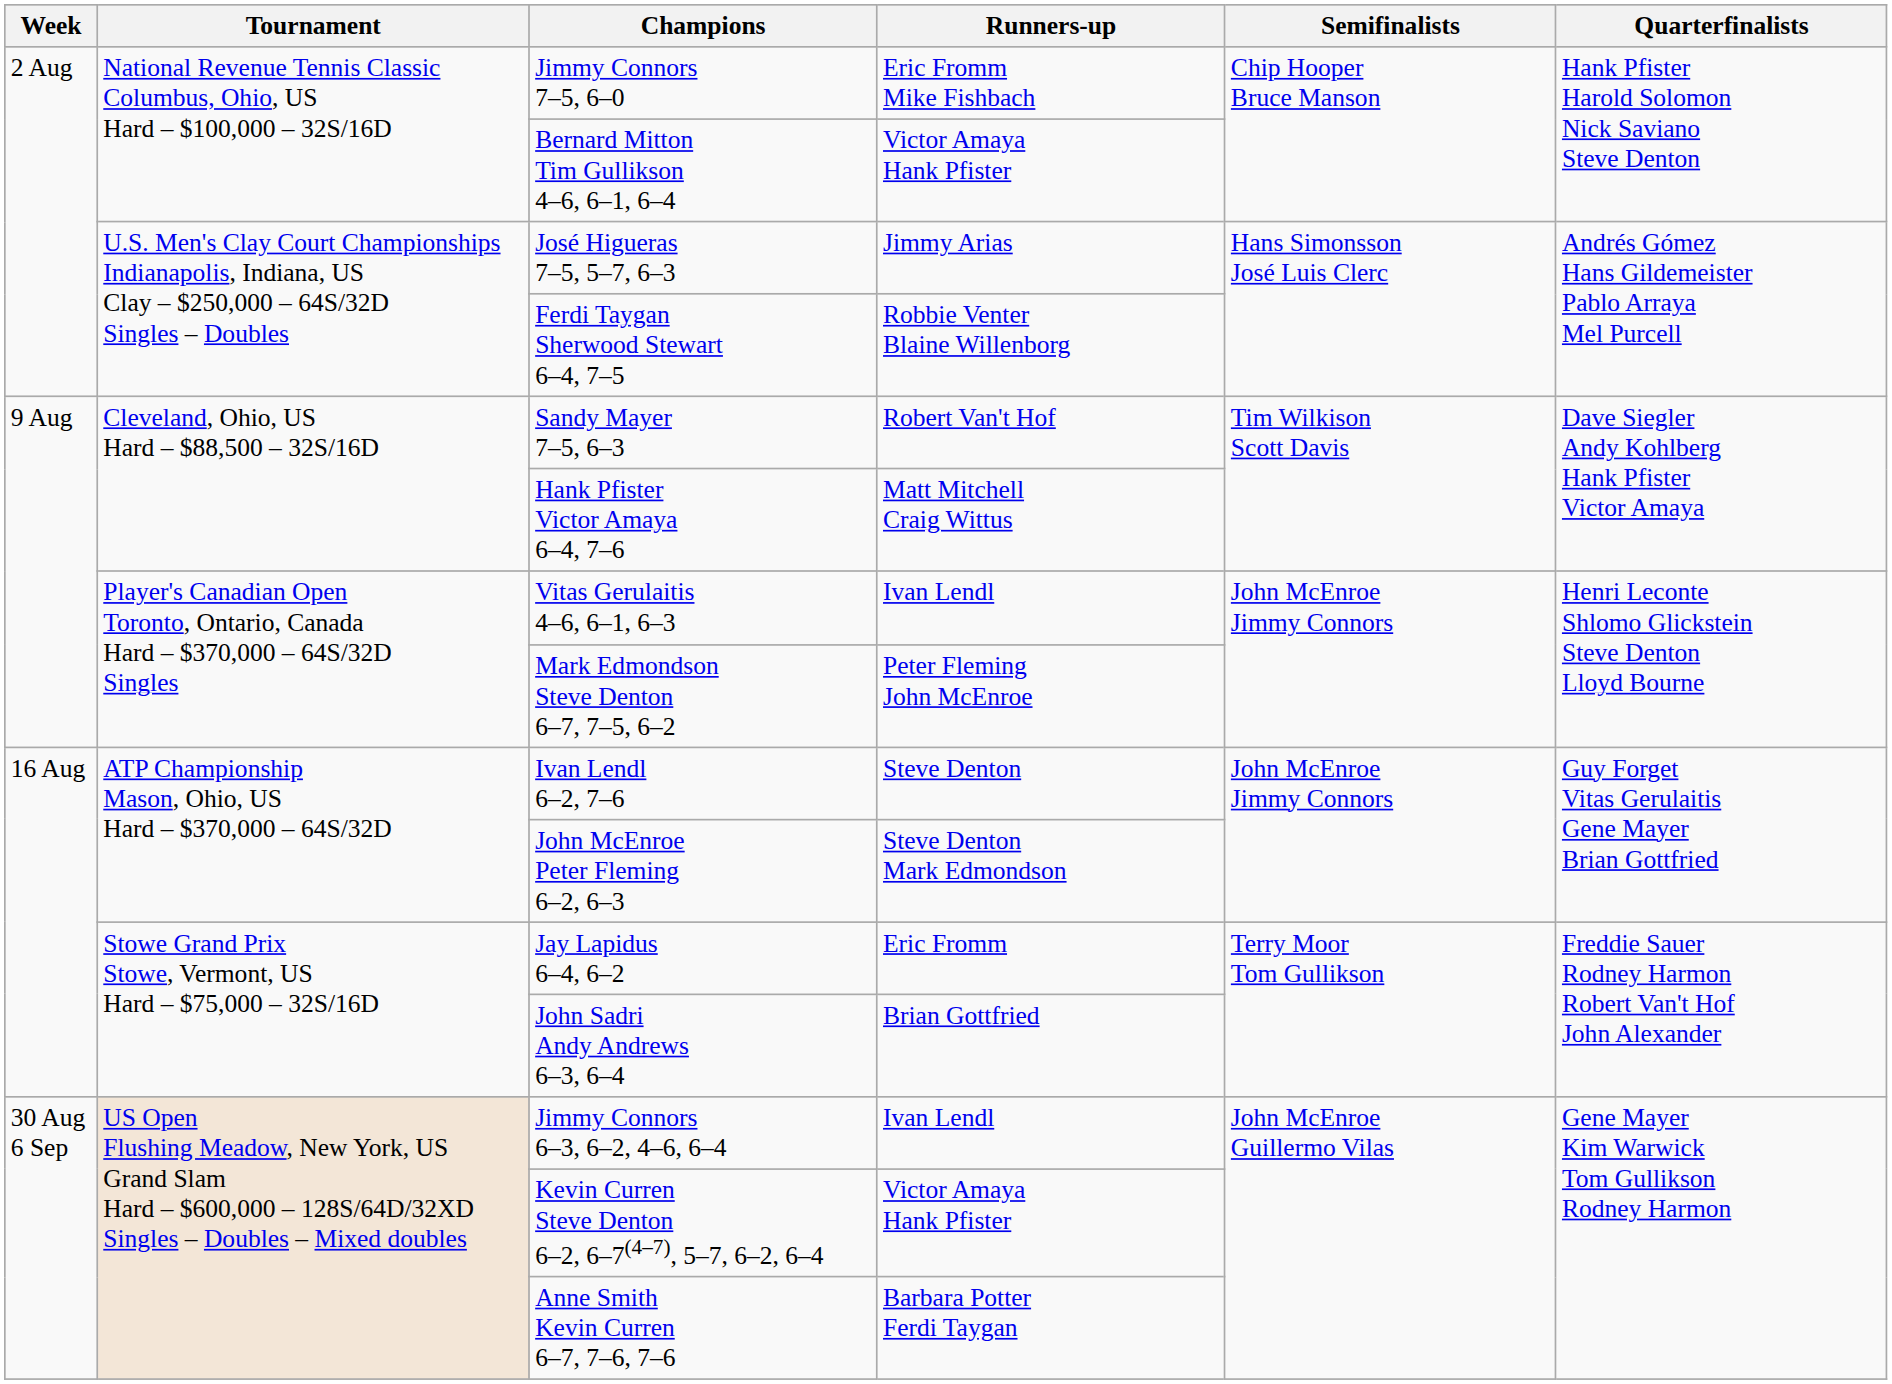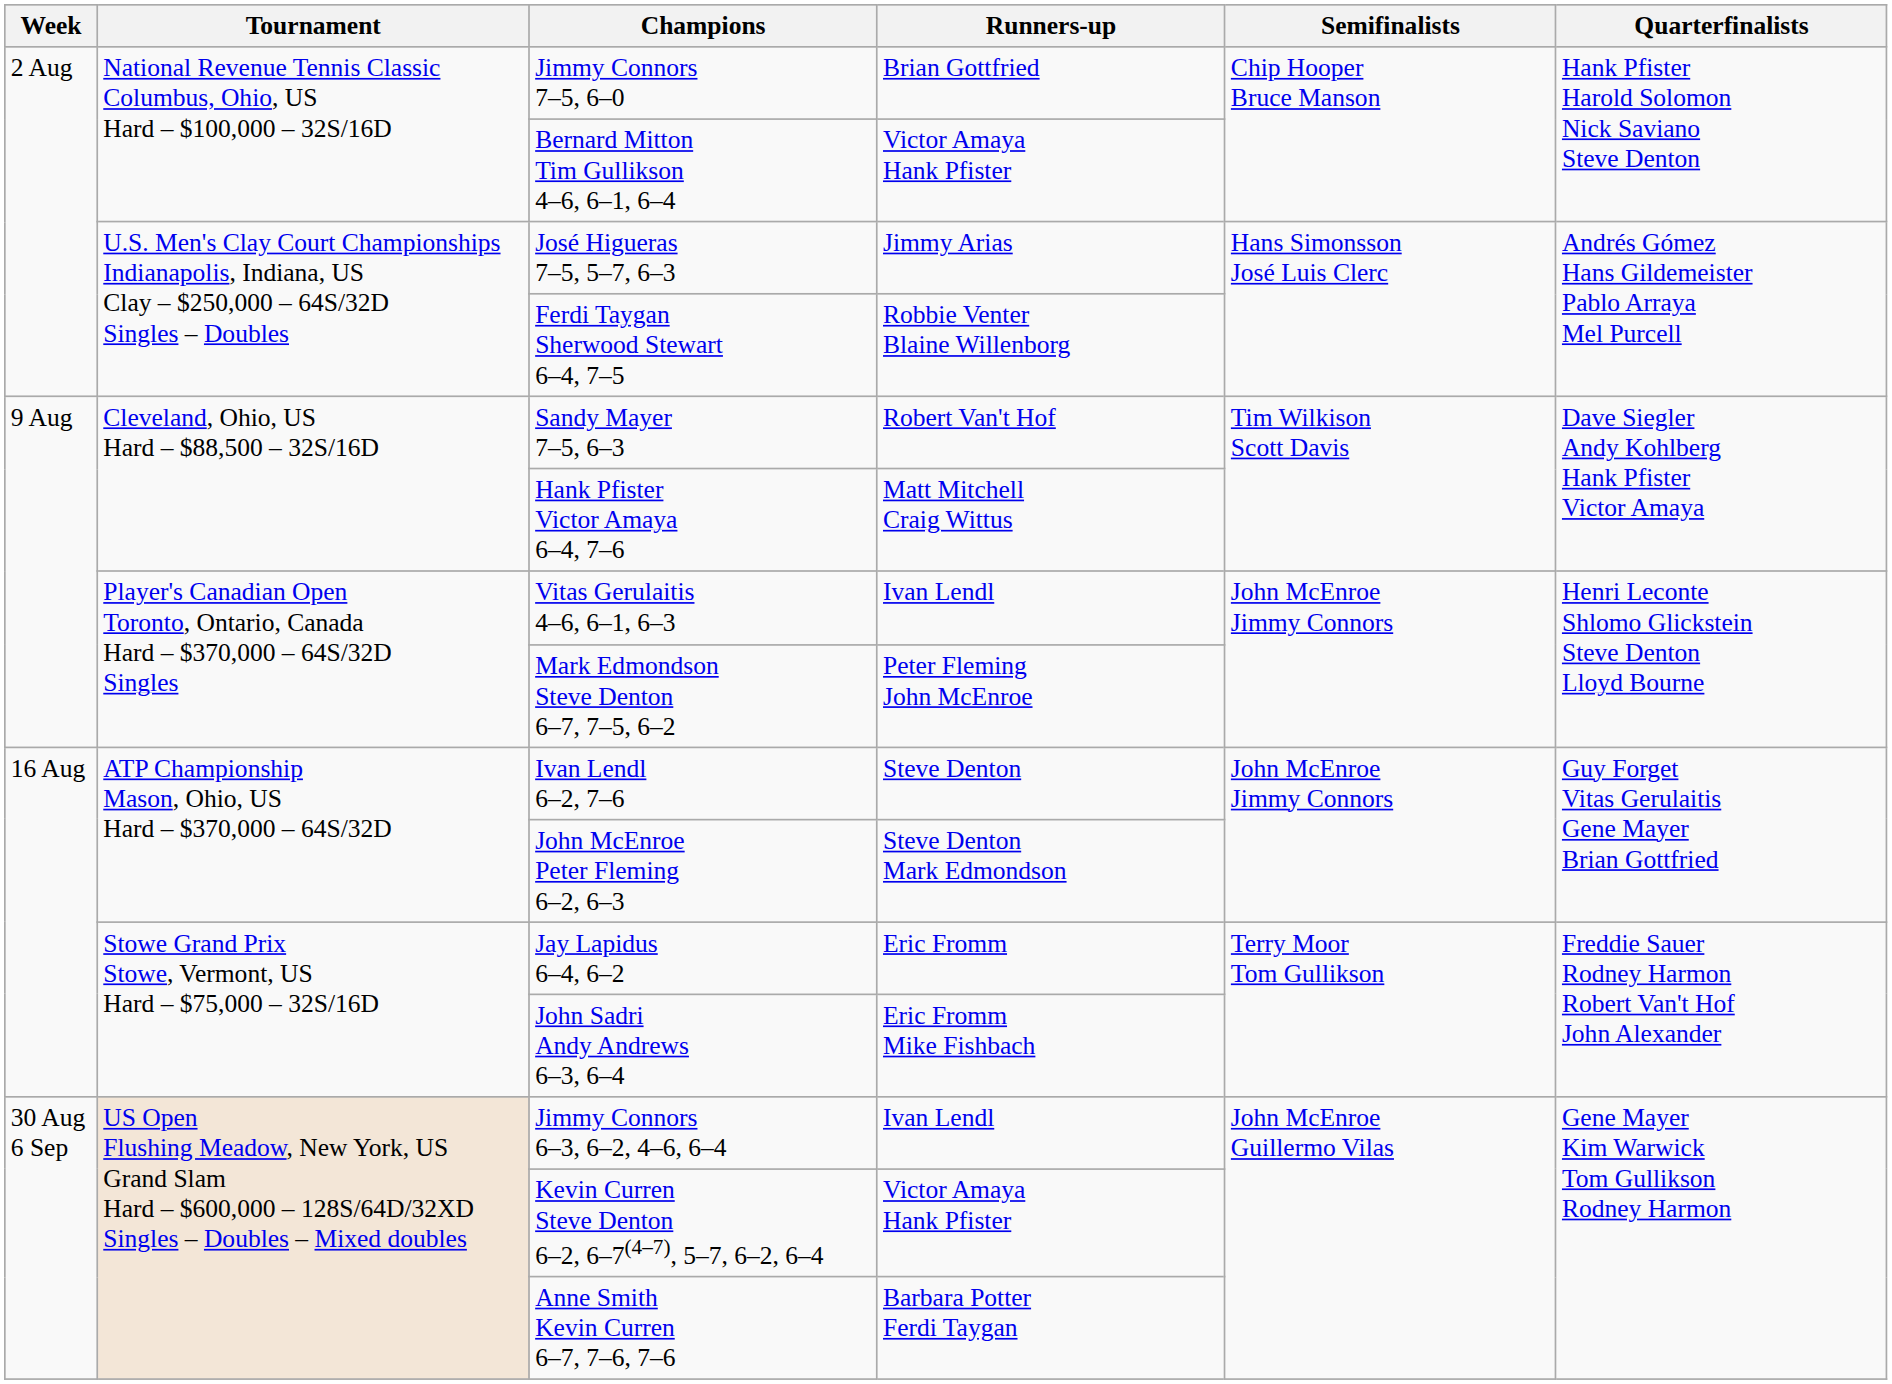(959, 82) Eric Fromm Mike Fishbach -> (961, 67) Brian Gottfried
(961, 1014) Brian Gottfried -> (959, 1029) Eric Fromm Mike Fishbach
